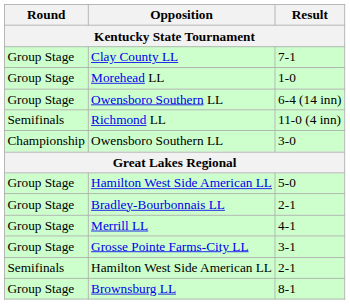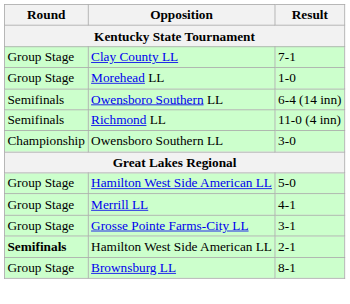(41, 99) Group Stage -> (36, 99) Semifinals
- row: (158, 204)
(36, 267) normal -> (37, 246) bold
